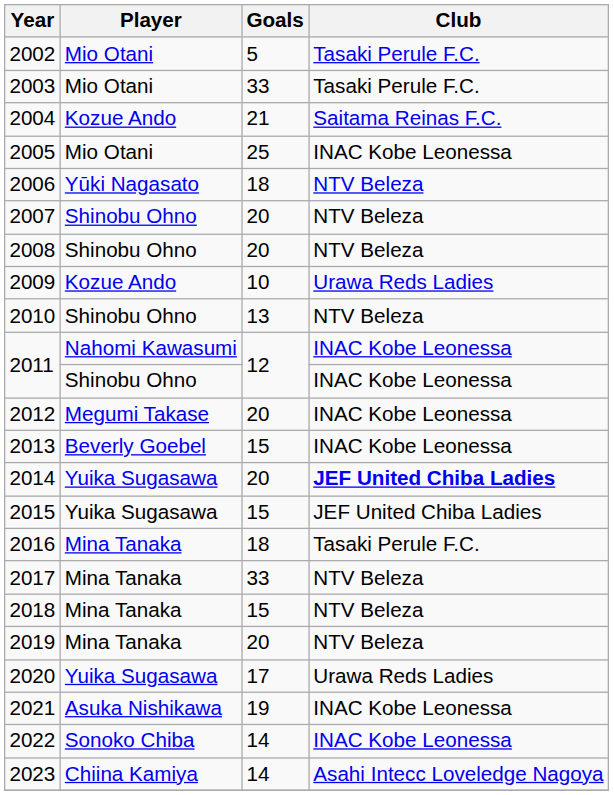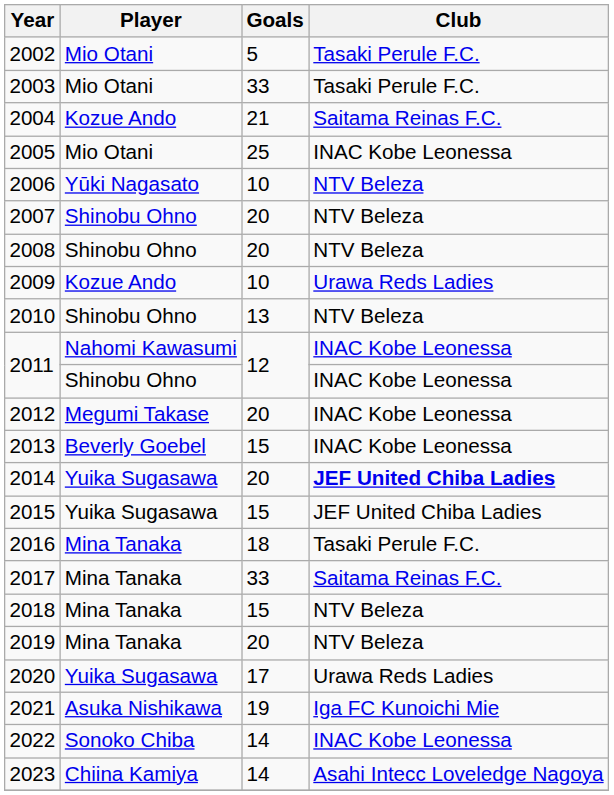(258, 184) 18 -> (258, 184) 10
(368, 577) NTV Beleza -> (407, 577) Saitama Reinas F.C.
(413, 708) INAC Kobe Leonessa -> (406, 708) Iga FC Kunoichi Mie
